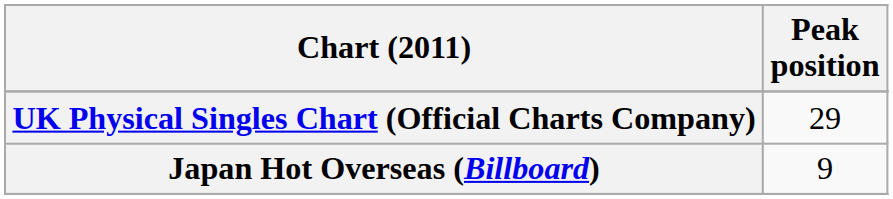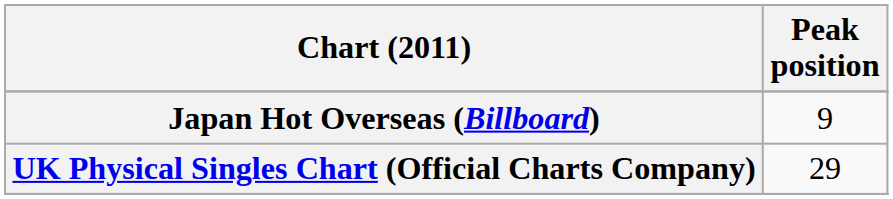rows swapped: (384, 168) <-> (384, 117)
